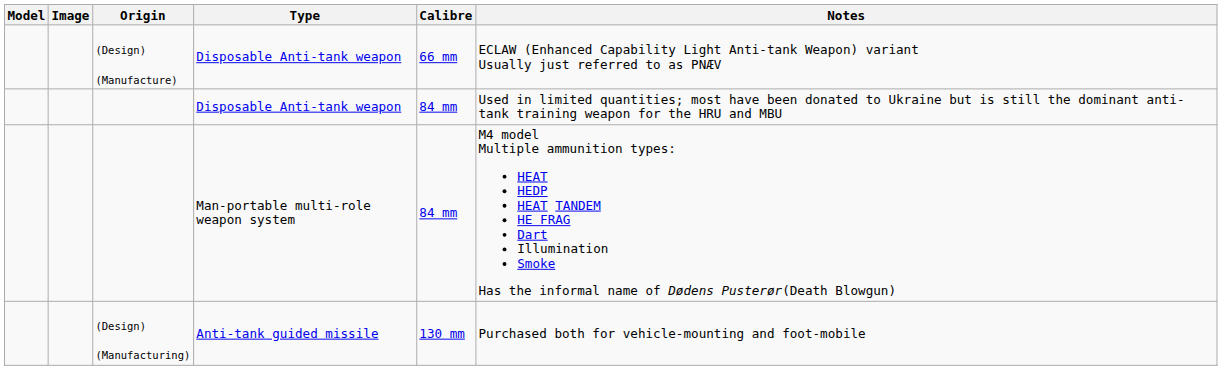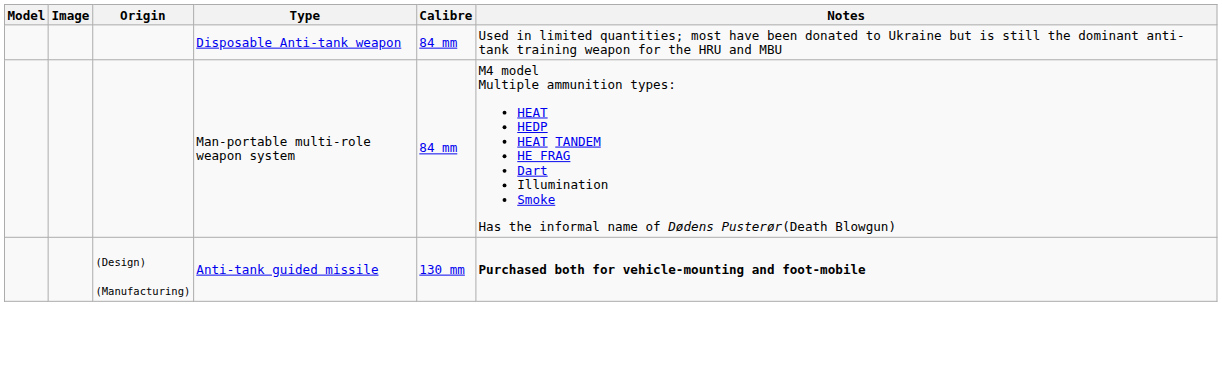- row: (137, 65)
(672, 333) normal -> (672, 269) bold
